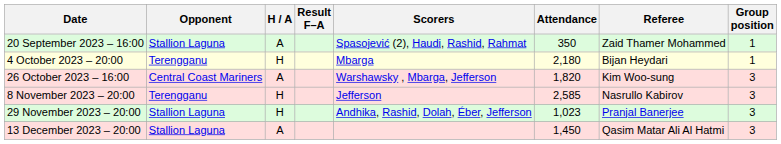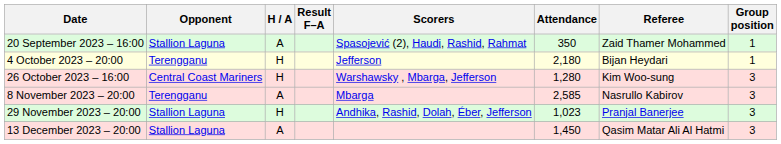(355, 60) Mbarga -> (359, 60) Jefferson
(280, 78) A -> (280, 78) H
(567, 78) 1,820 -> (567, 78) 1,280
(280, 95) H -> (280, 95) A
(359, 95) Jefferson -> (355, 95) Mbarga
